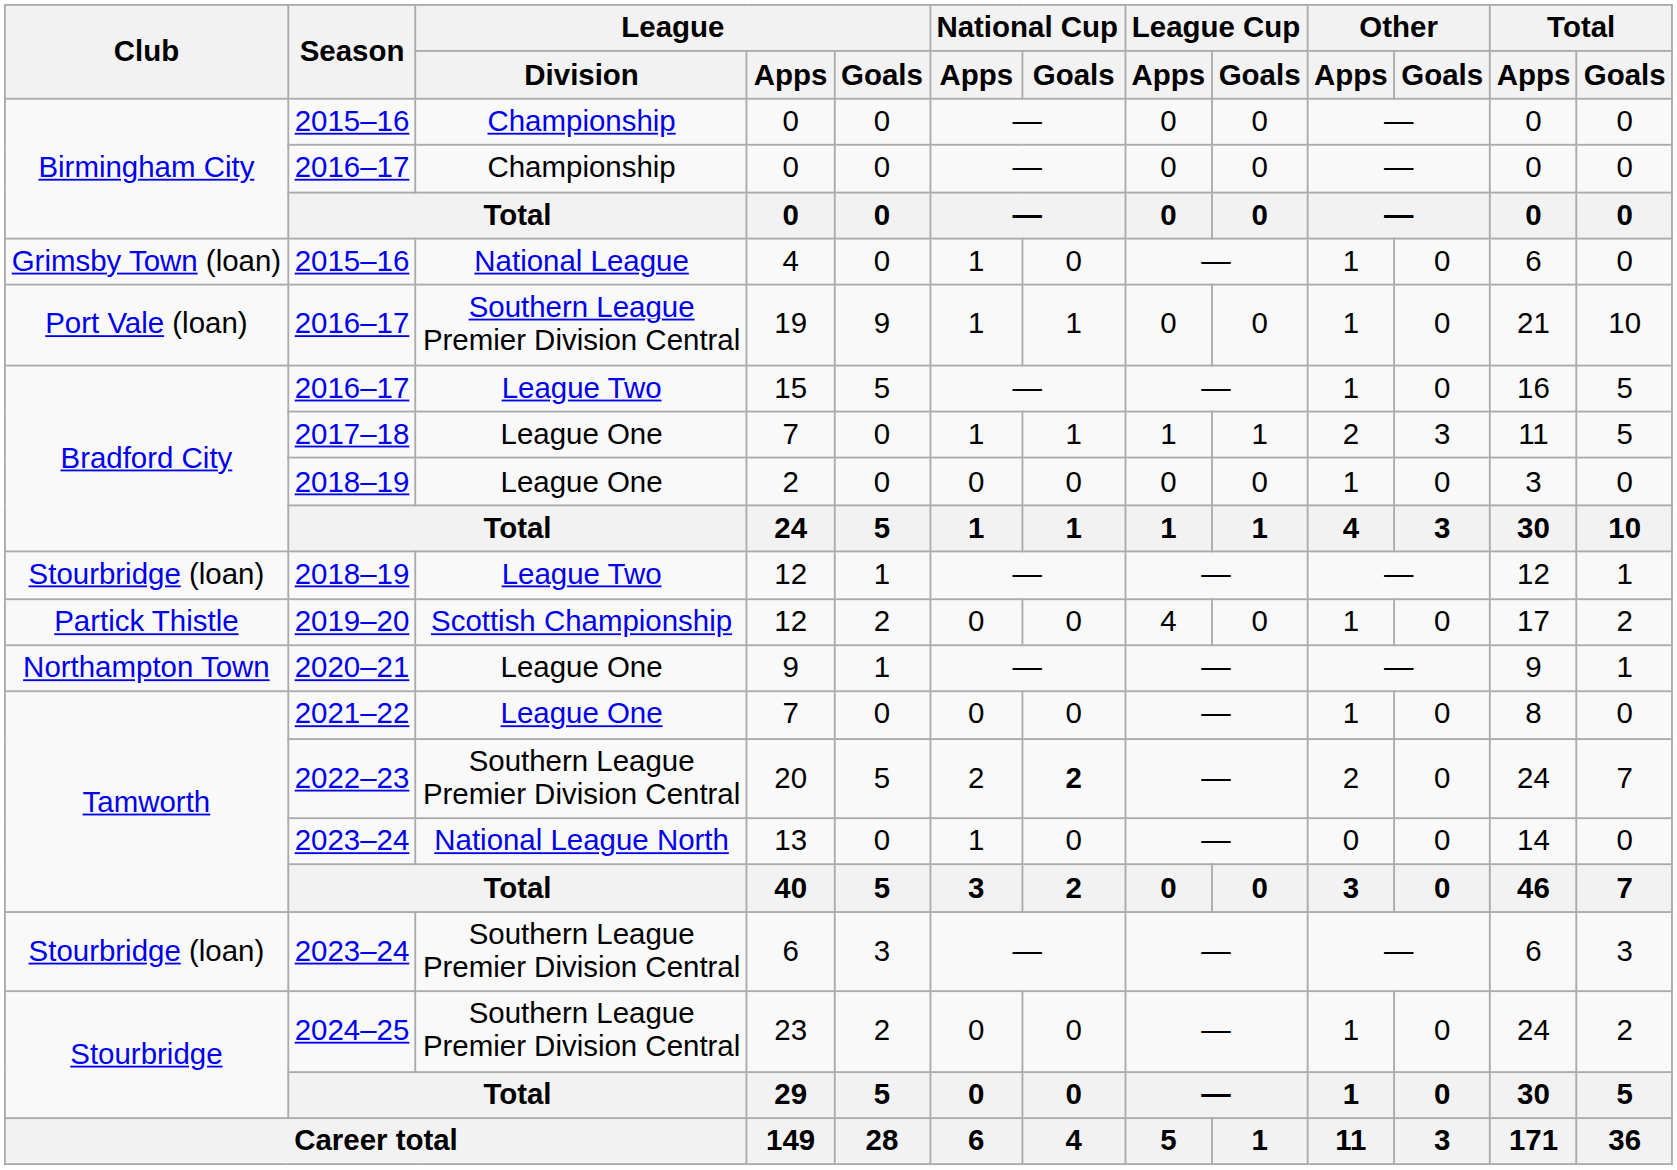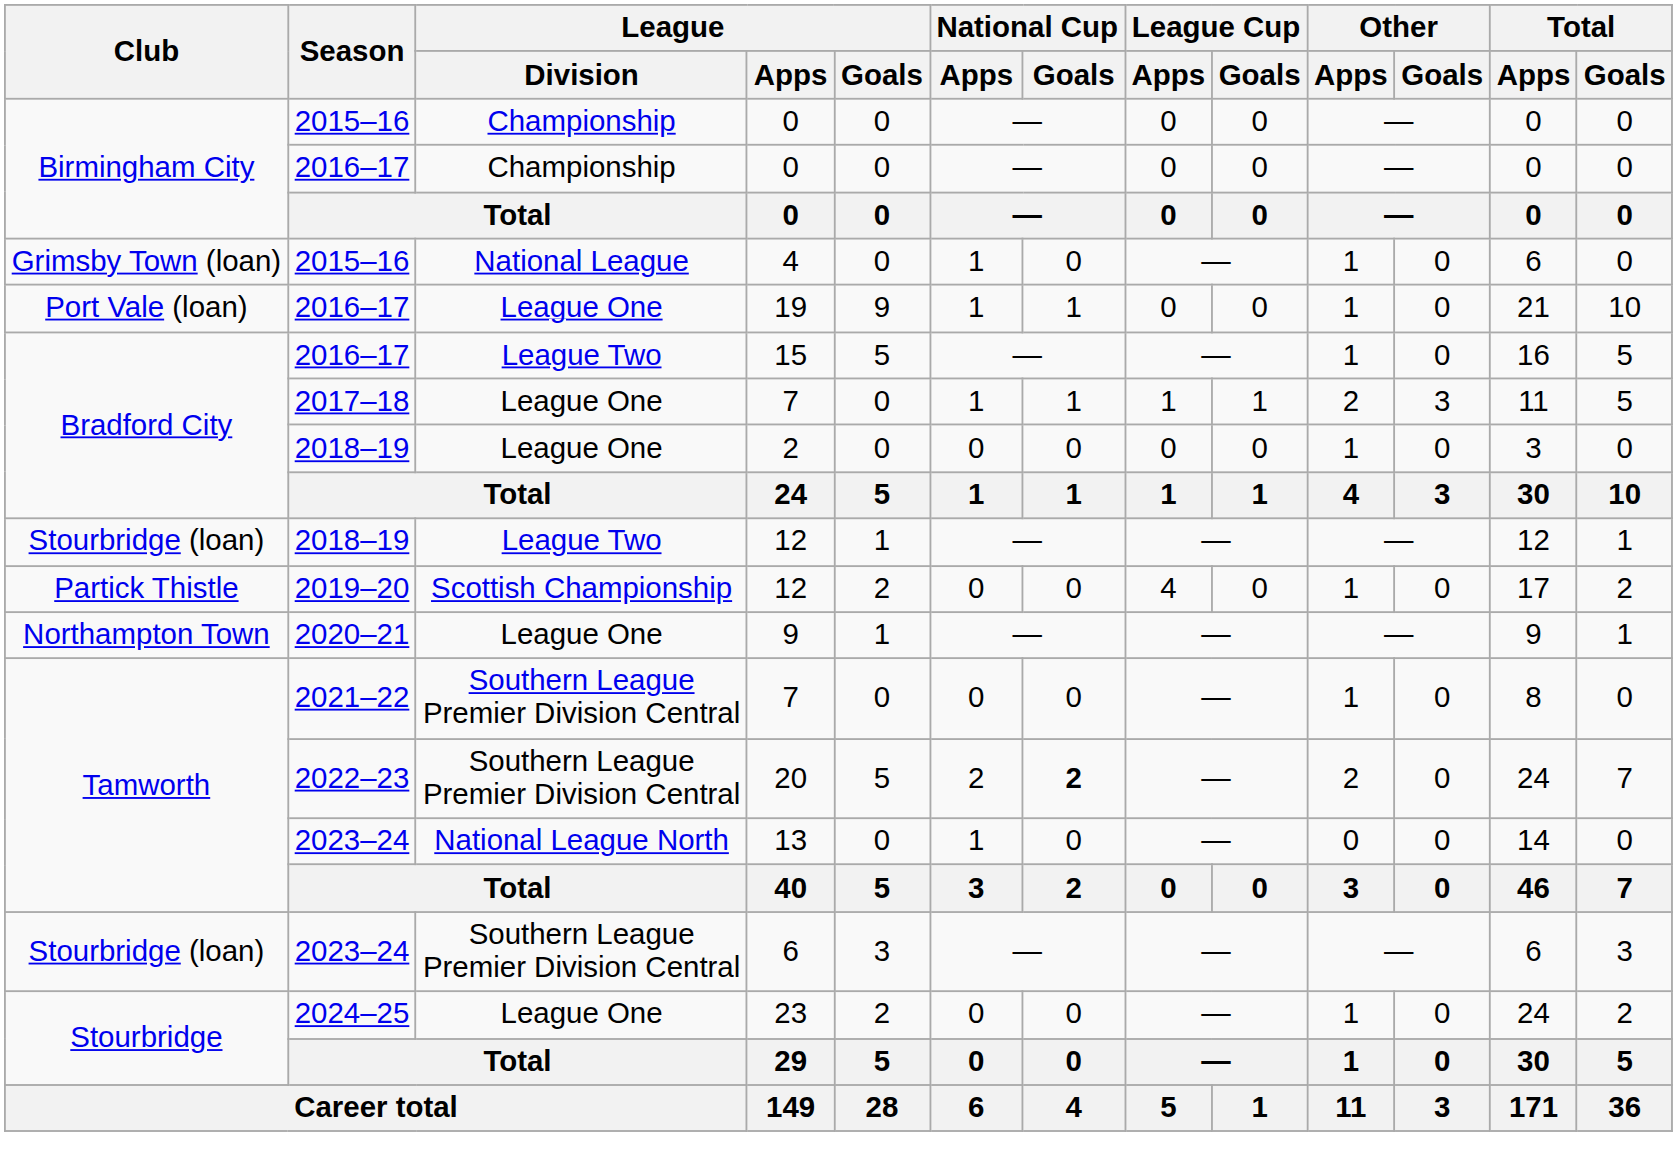(582, 324) Southern League Premier Division Central -> (582, 307) League One
(582, 714) League One -> (582, 698) Southern League Premier Division Central
(582, 1030) Southern League Premier Division Central -> (582, 1014) League One
